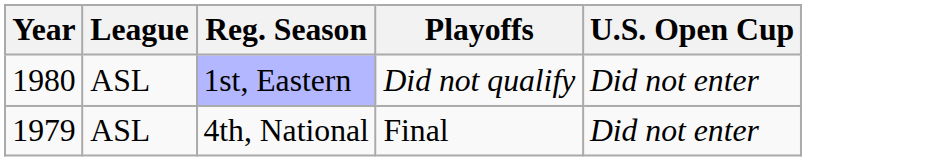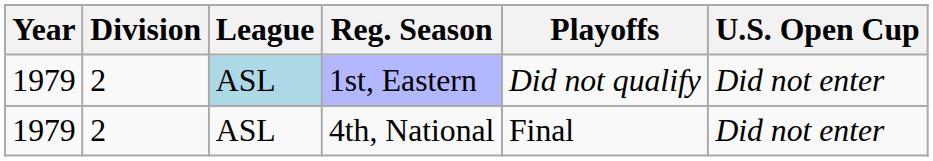+ column: (146, 29)
(44, 79) 1980 -> (44, 79) 1979
(120, 79) no background -> (246, 79) lightblue background
